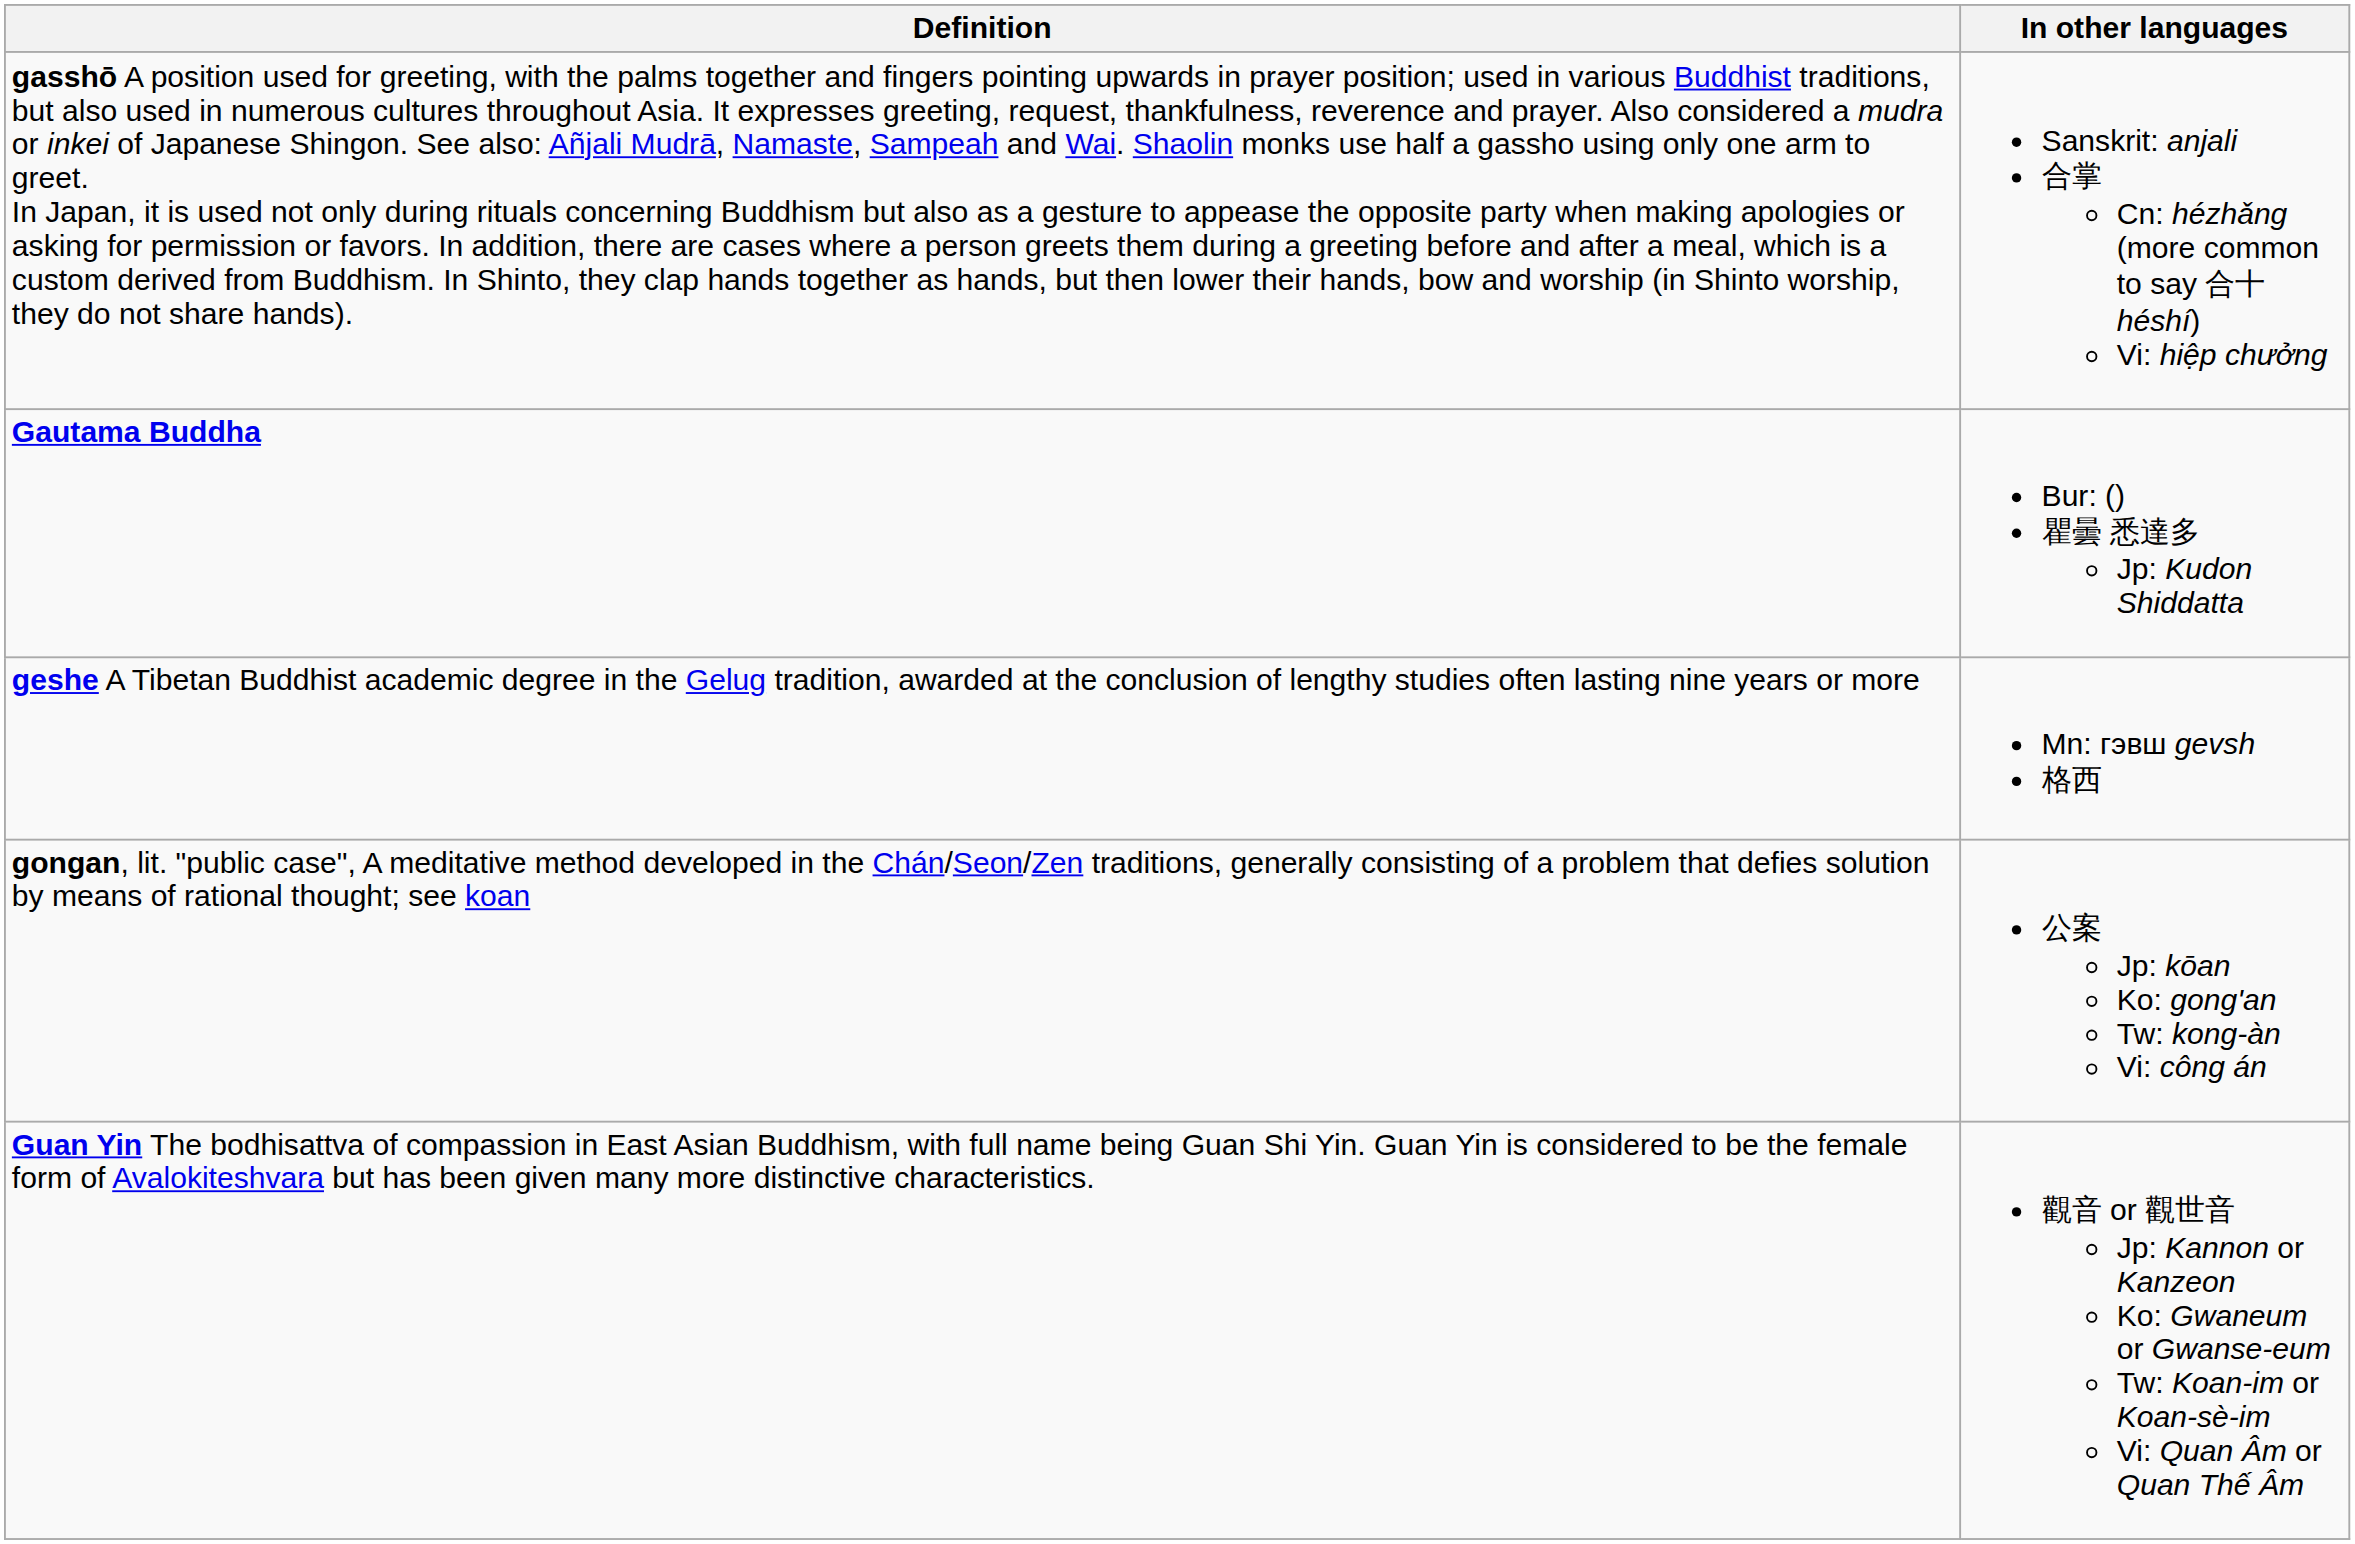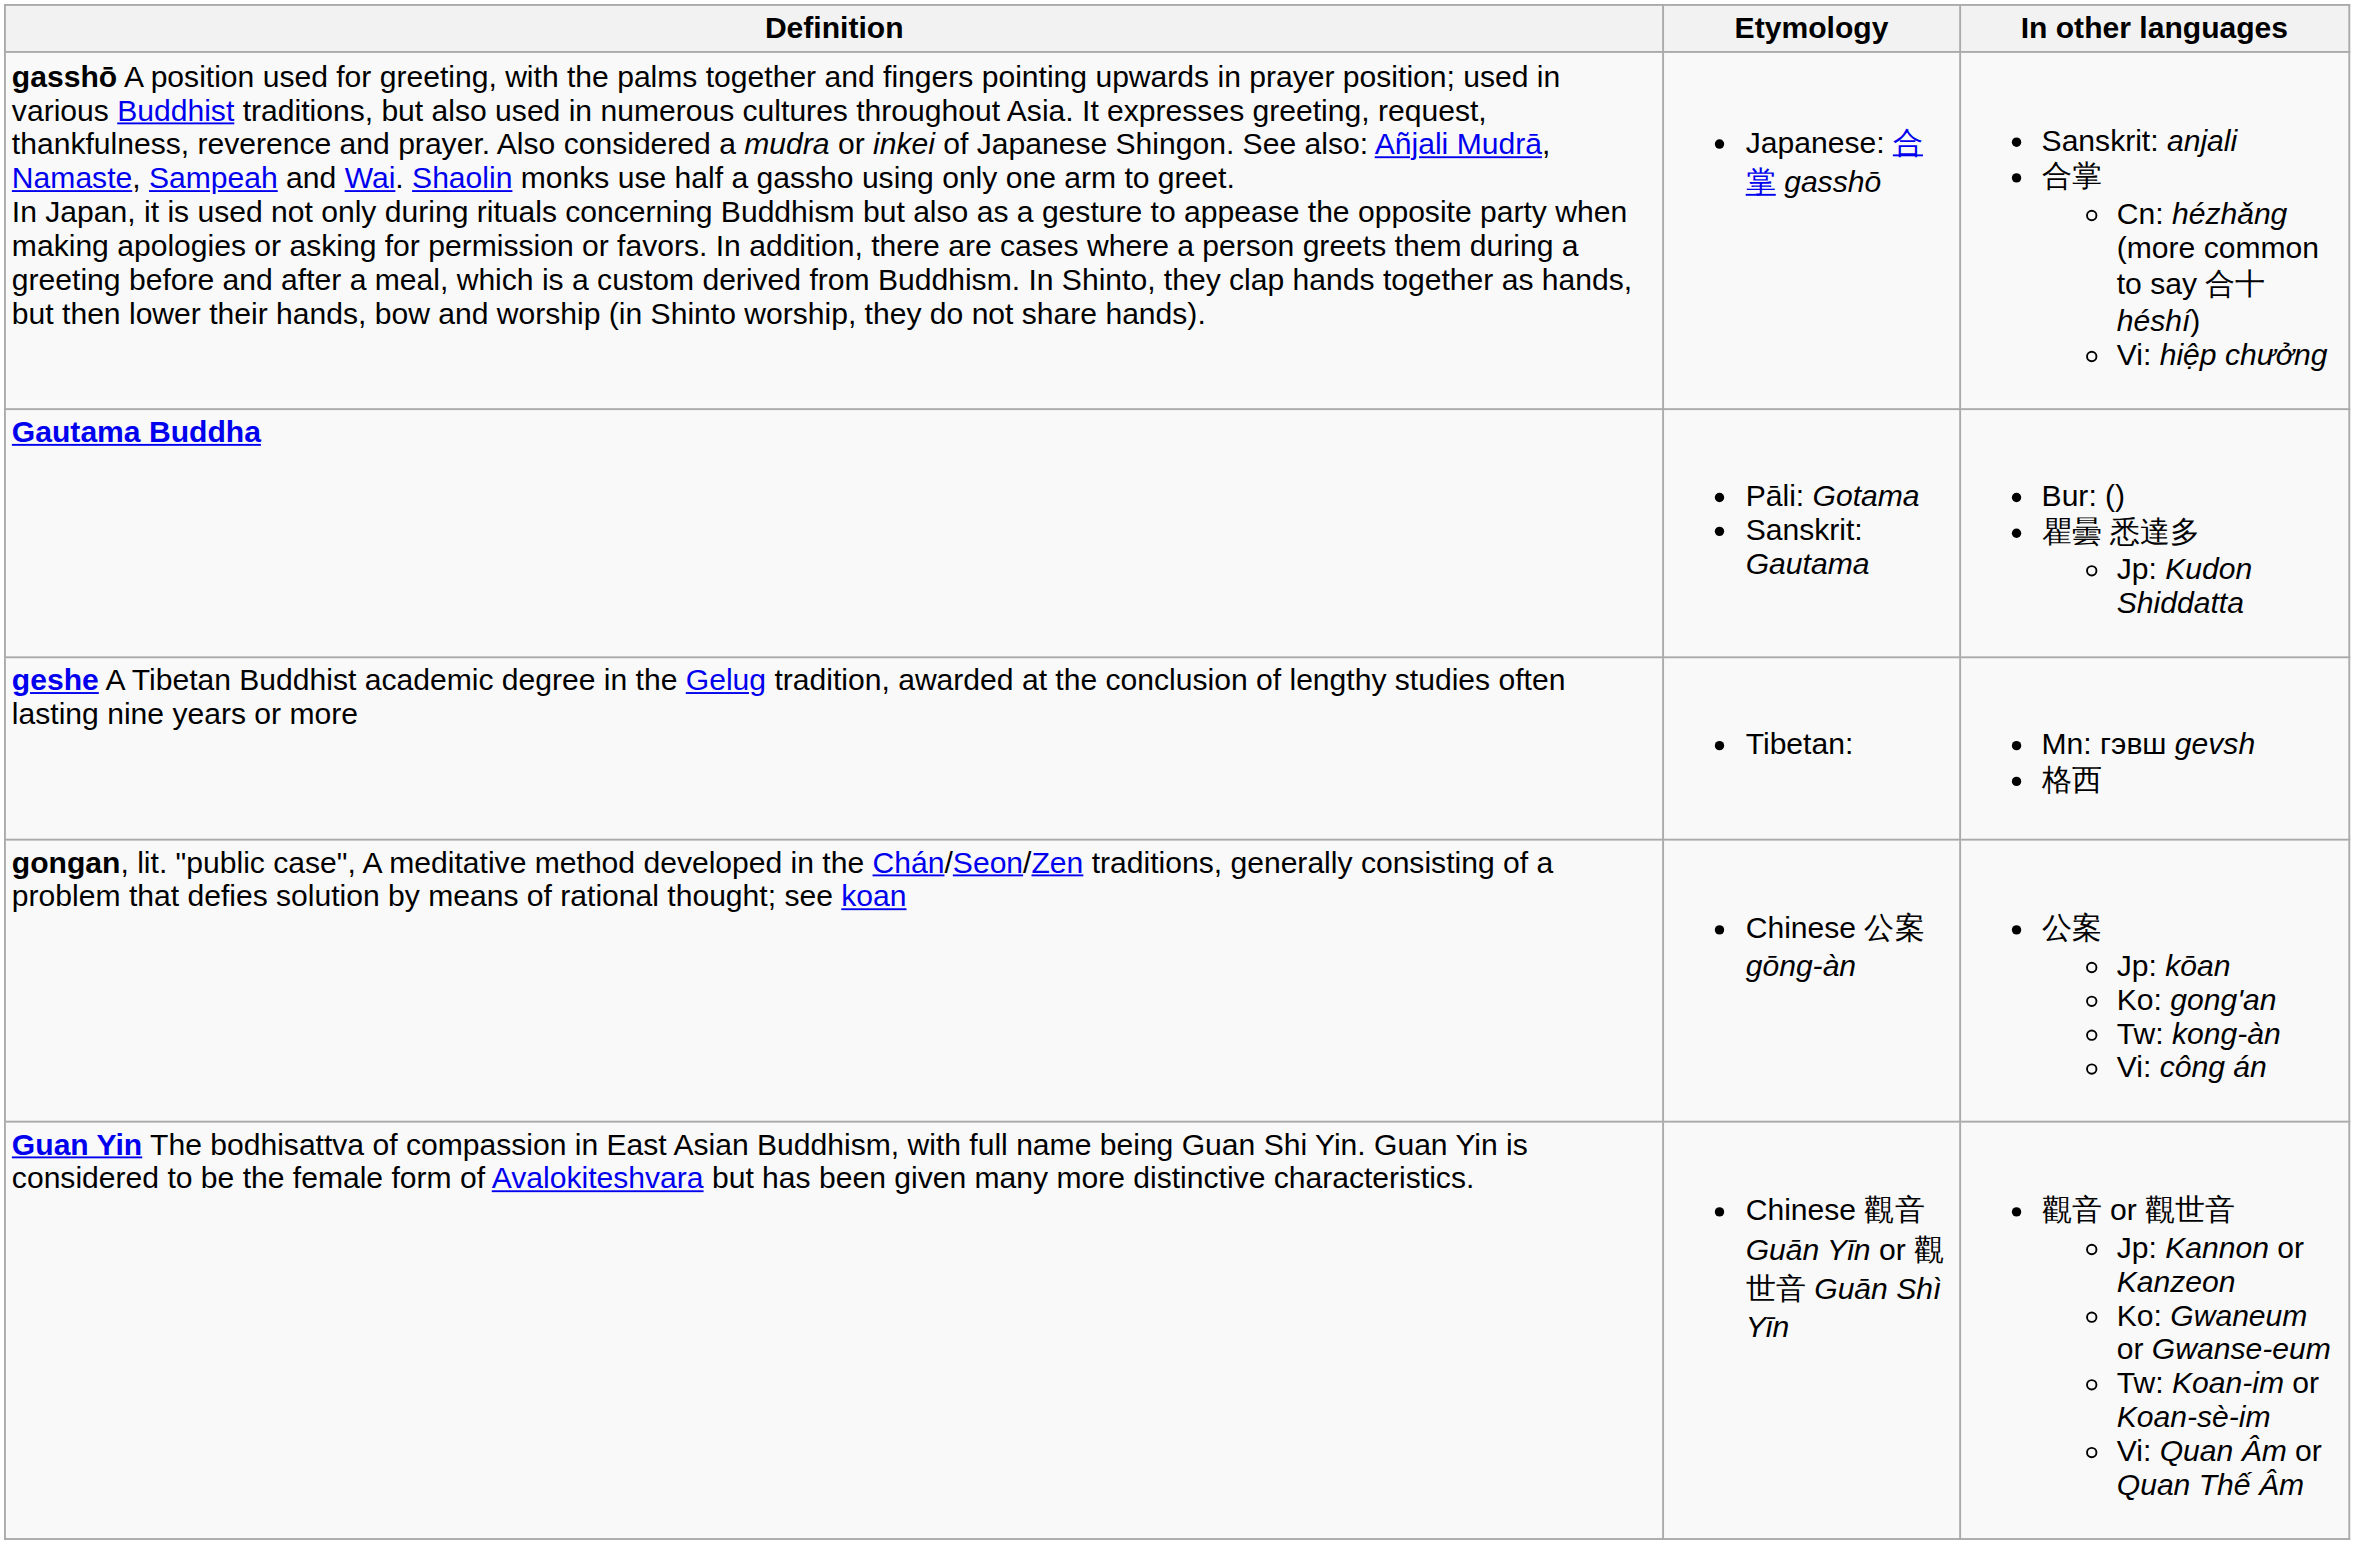+ column: (1811, 28)
